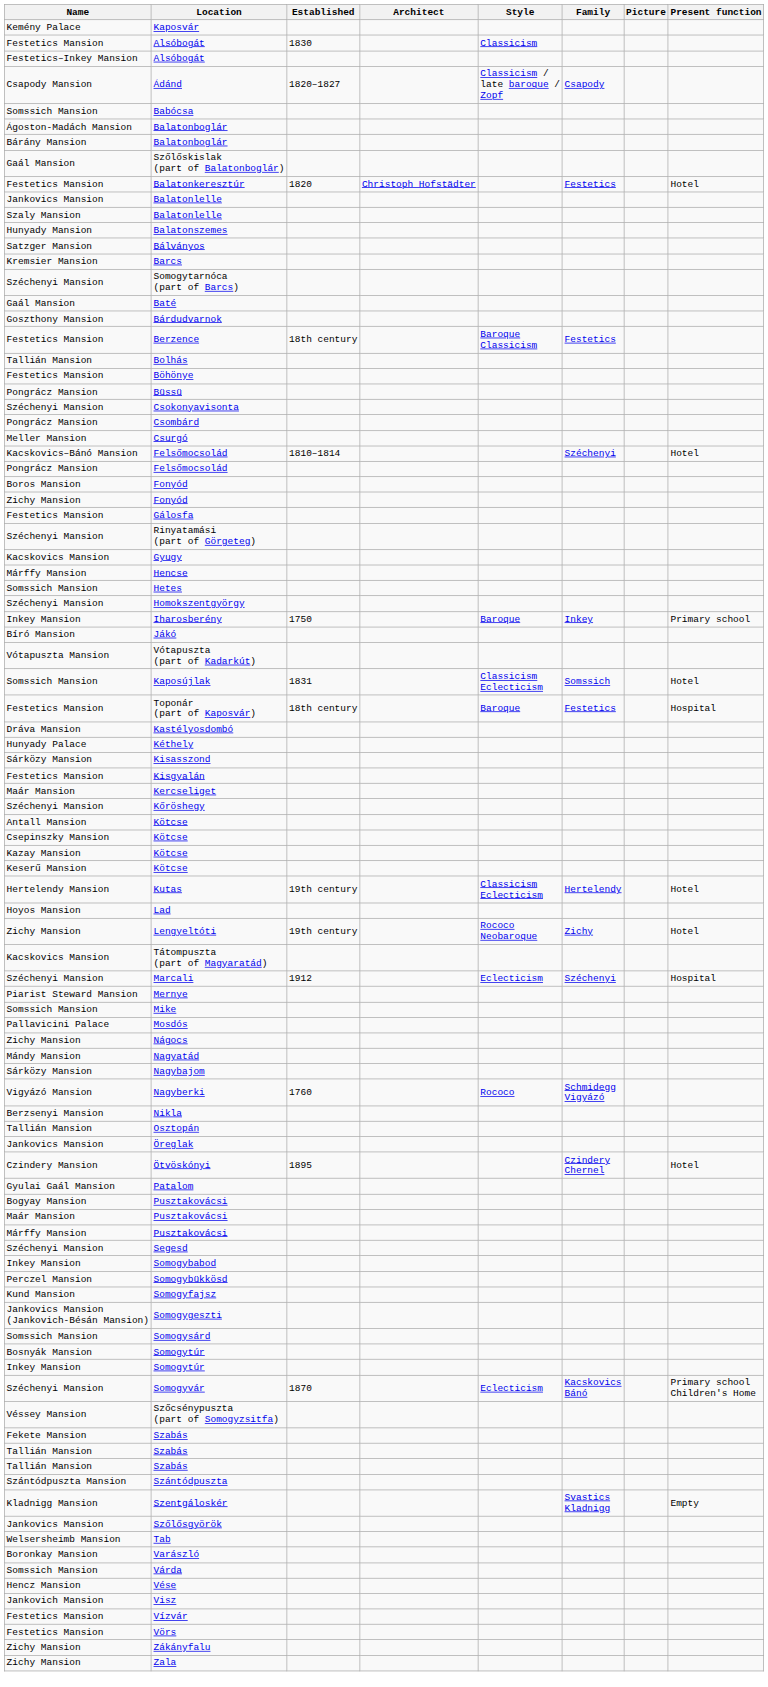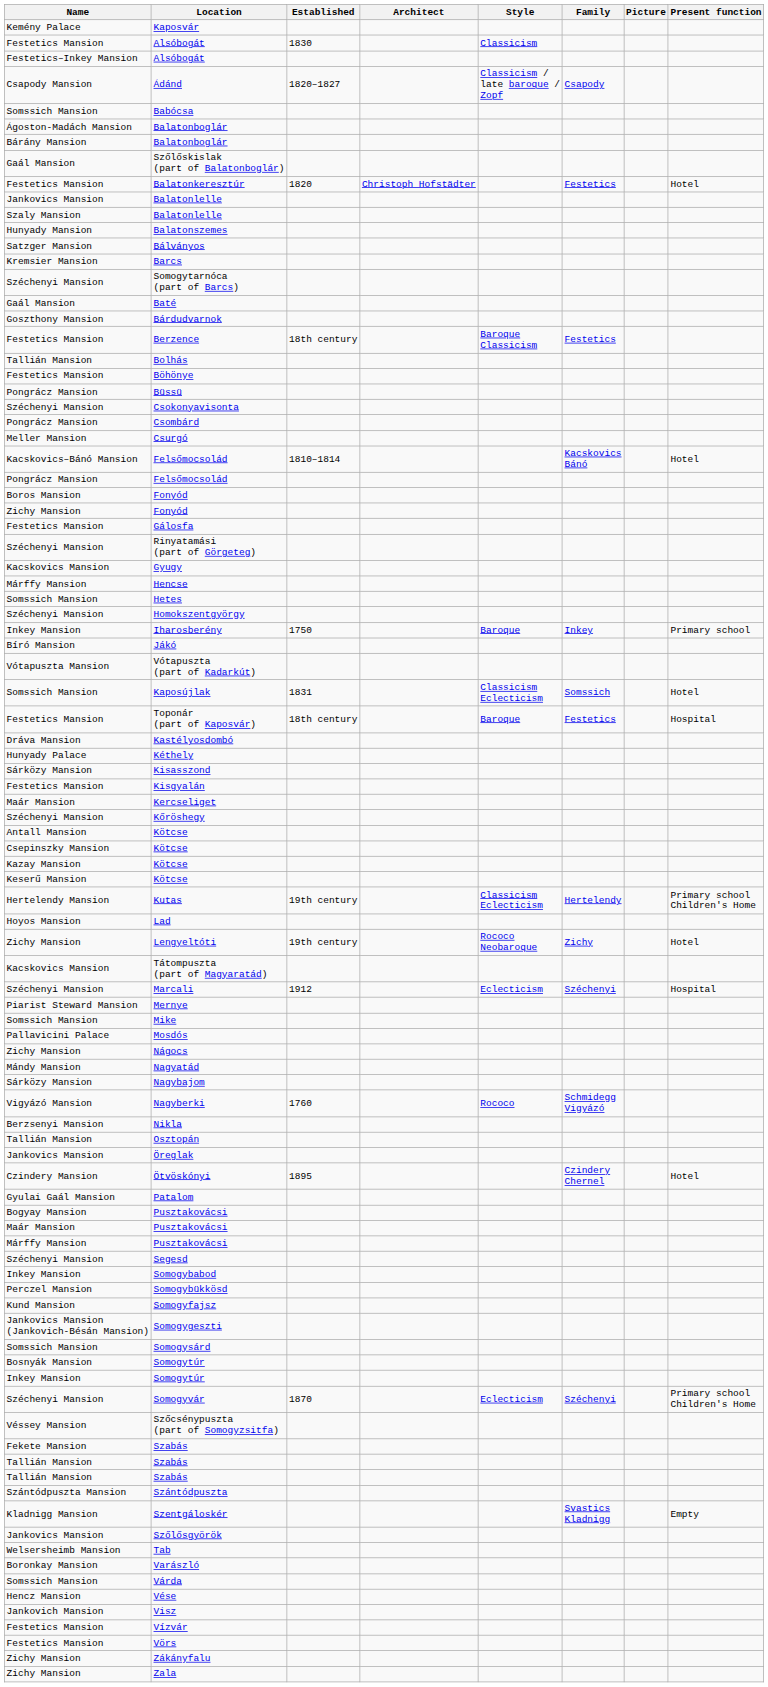(590, 454) Széchenyi -> (593, 459) Kacskovics Bánó
(685, 889) Hotel -> (713, 900) Primary school Children's Home
(593, 1388) Kacskovics Bánó -> (590, 1399) Széchenyi
